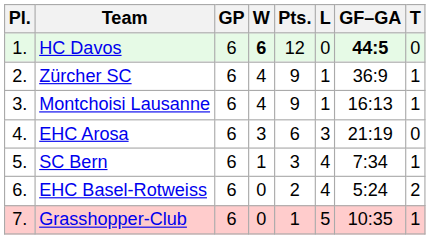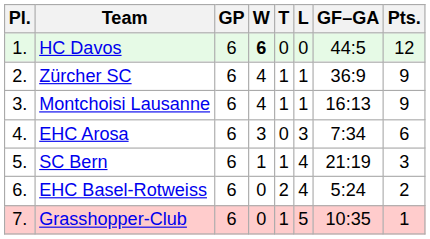columns swapped: (415, 18) <-> (295, 18)
(370, 47) bold -> (348, 47) normal
(370, 133) 21:19 -> (348, 133) 7:34
(370, 162) 7:34 -> (348, 162) 21:19
